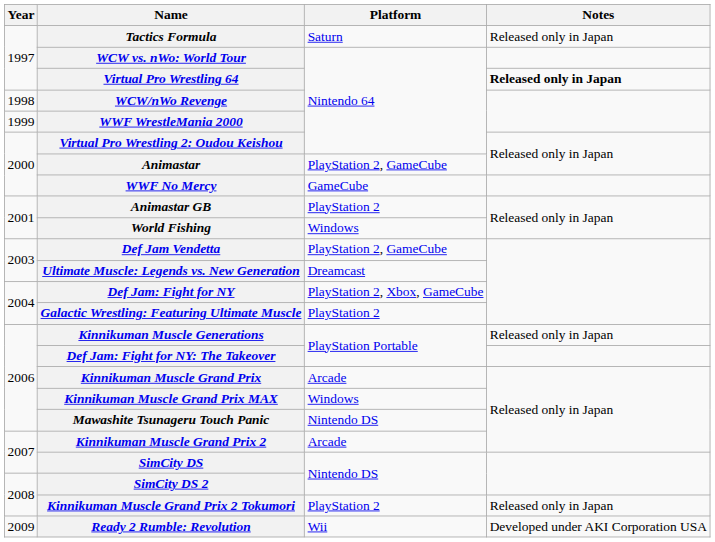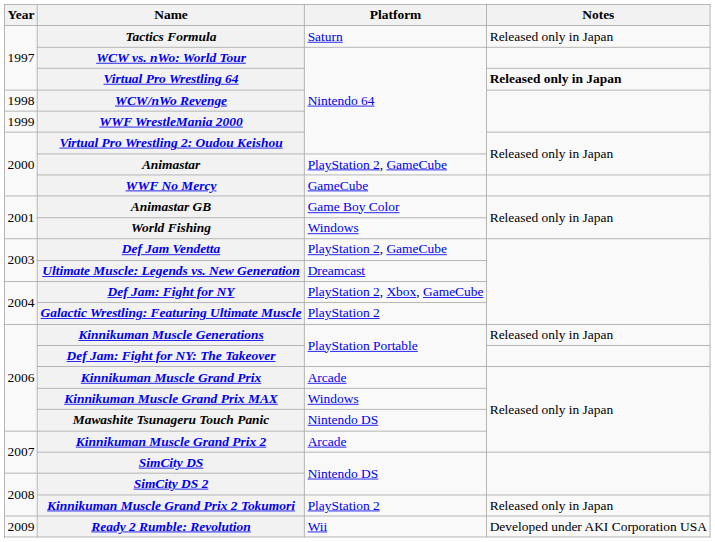(344, 206) PlayStation 2 -> (354, 206) Game Boy Color
